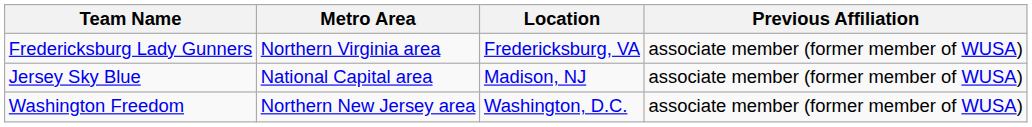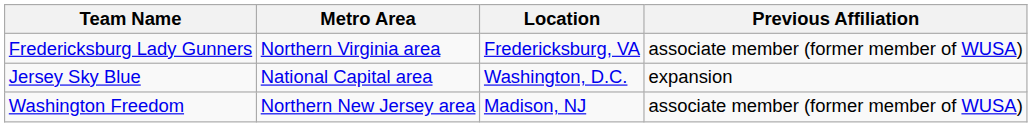(535, 77) Madison, NJ -> (556, 77) Washington, D.C.
(836, 77) associate member (former member of WUSA) -> (690, 77) expansion
(556, 106) Washington, D.C. -> (535, 106) Madison, NJ
